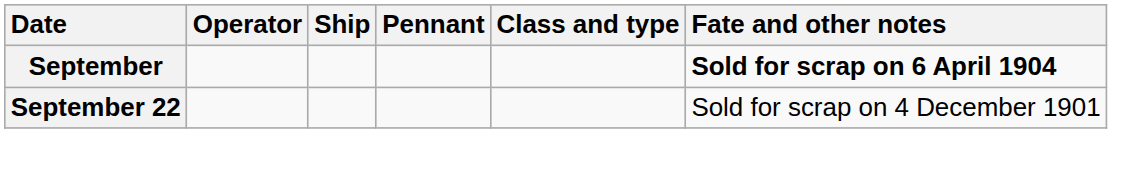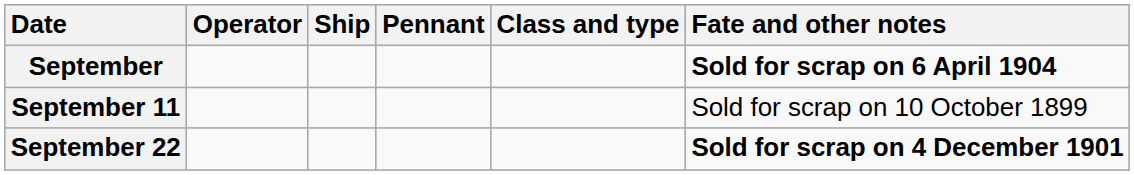+ row: (96, 107)
(896, 107) normal -> (907, 148) bold
